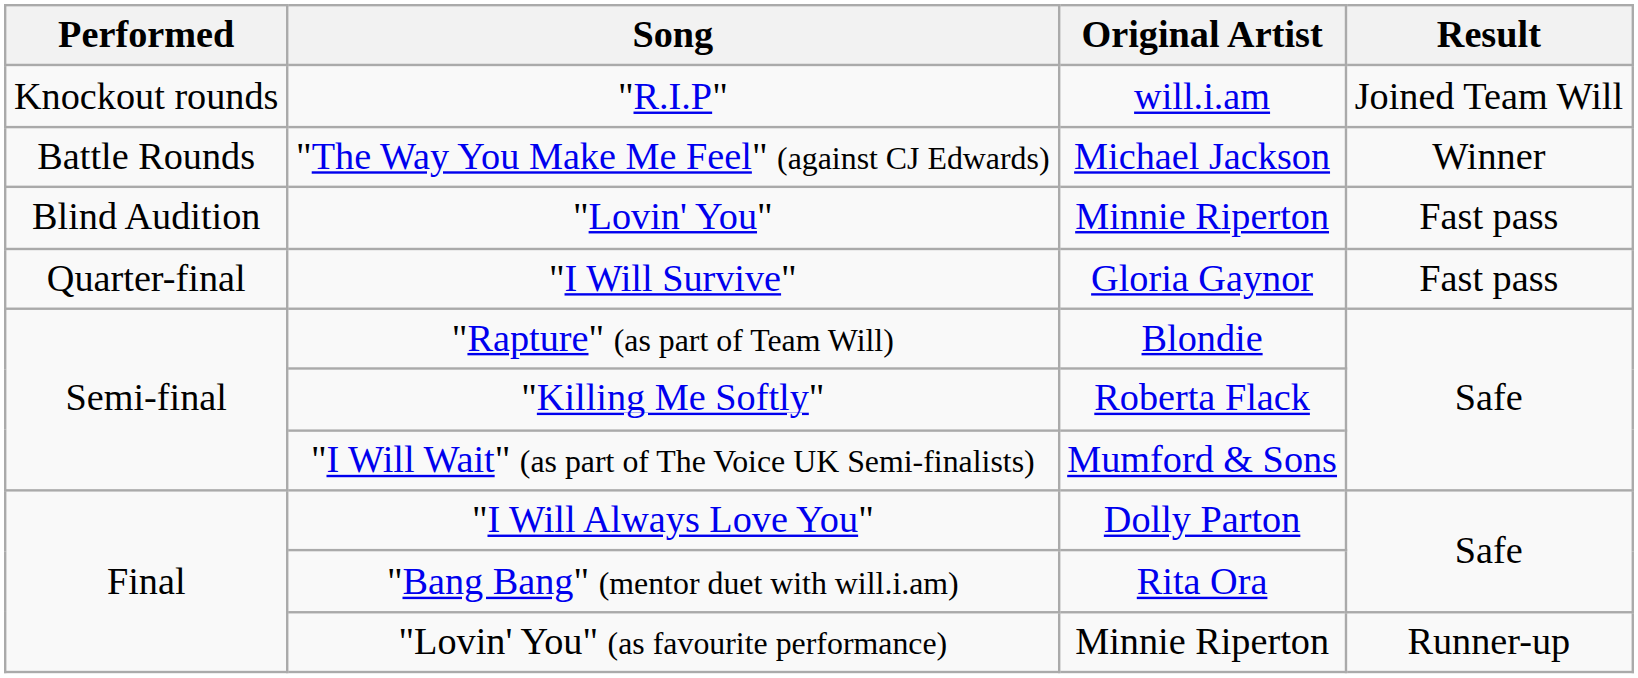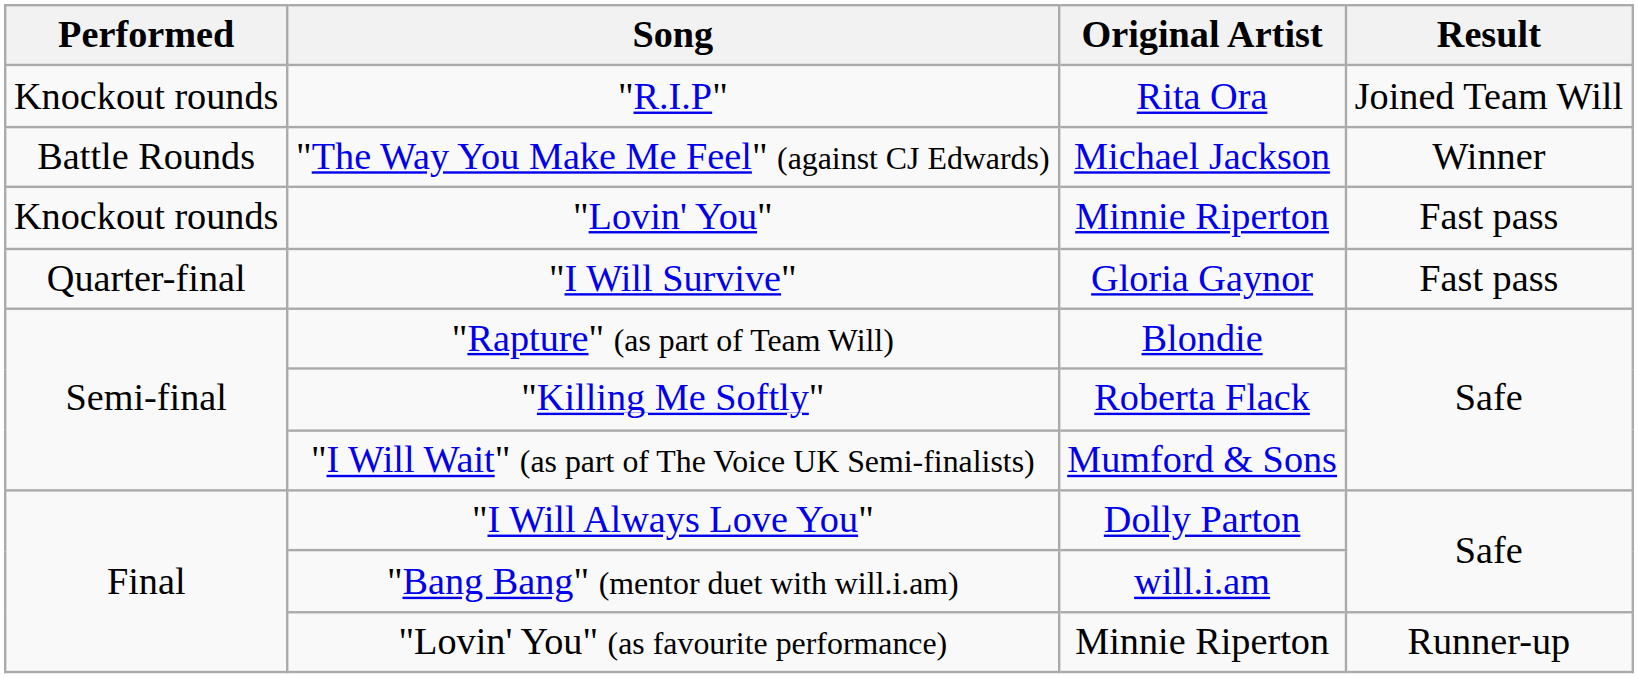(1202, 95) will.i.am -> (1202, 95) Rita Ora
(146, 216) Blind Audition -> (146, 216) Knockout rounds
(1202, 580) Rita Ora -> (1202, 580) will.i.am
